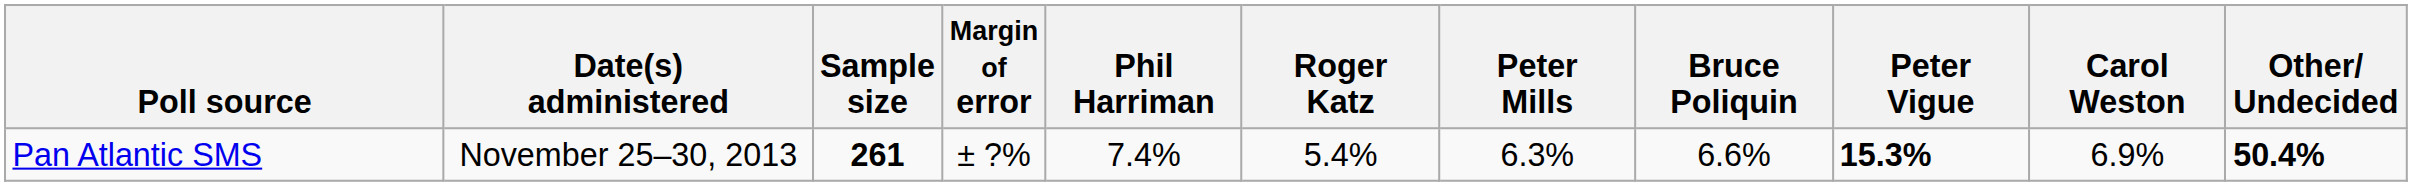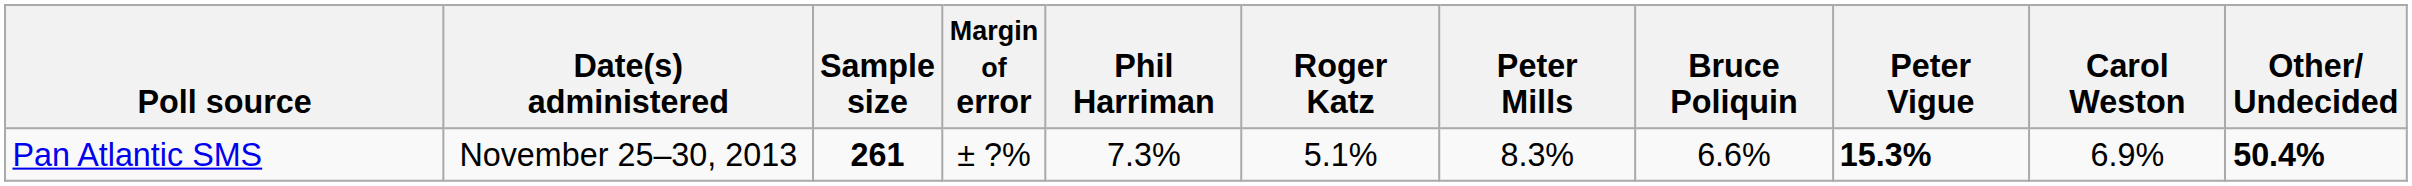(1144, 154) 7.4% -> (1144, 154) 7.3%
(1341, 154) 5.4% -> (1341, 154) 5.1%
(1537, 154) 6.3% -> (1537, 154) 8.3%
